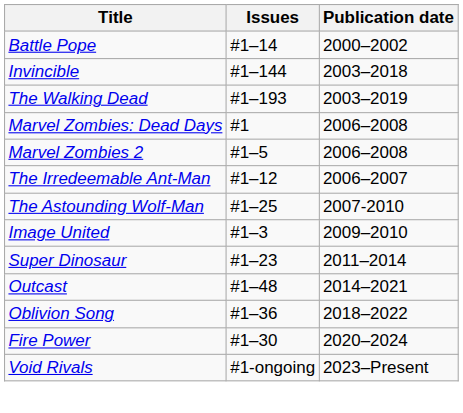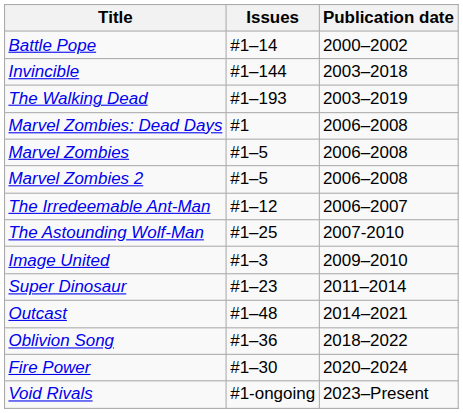+ row: (69, 152)
